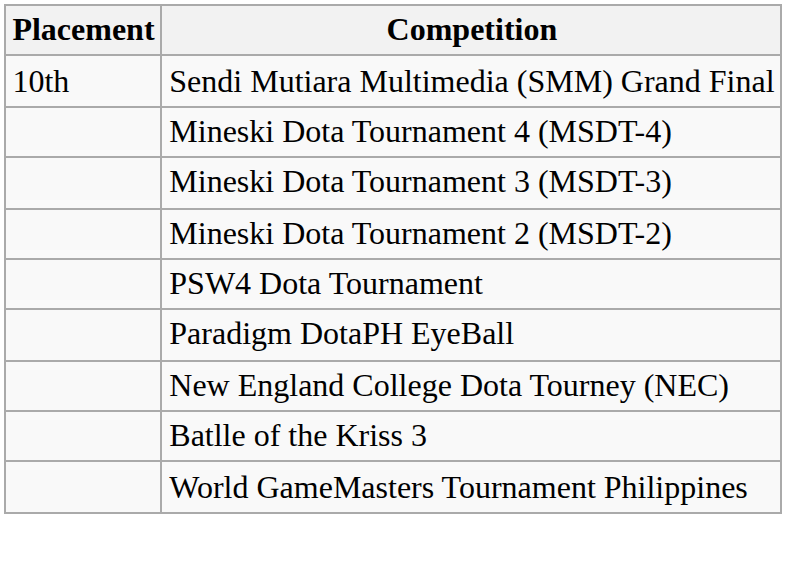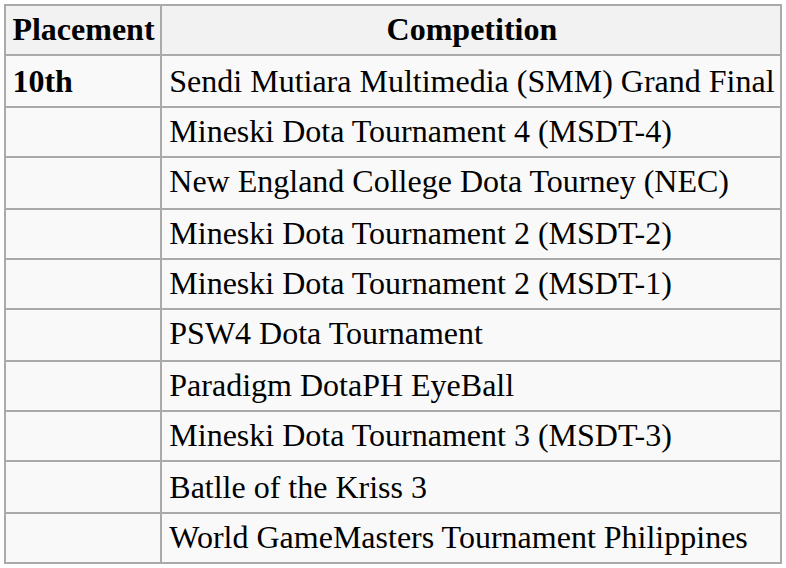(41, 80) normal -> (43, 80) bold
rows swapped: (421, 182) <-> (449, 385)
+ row: (421, 283)
